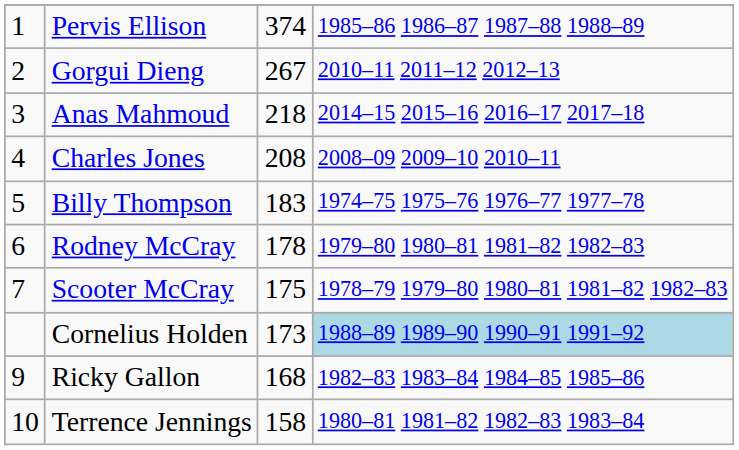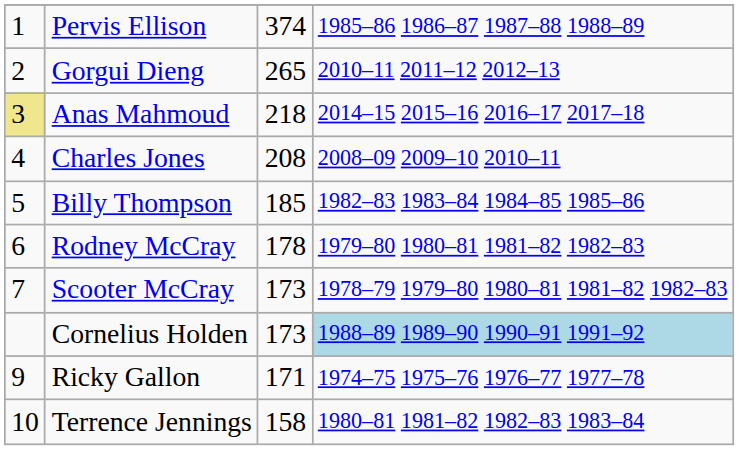(285, 70) 267 -> (285, 70) 265
(18, 114) no background -> (18, 114) khaki background
(285, 202) 183 -> (285, 202) 185
(481, 202) 1974–75 1975–76 1976–77 1977–78 -> (481, 202) 1982–83 1983–84 1984–85 1985–86
(285, 289) 175 -> (285, 289) 173
(285, 377) 168 -> (285, 377) 171
(481, 377) 1982–83 1983–84 1984–85 1985–86 -> (481, 377) 1974–75 1975–76 1976–77 1977–78
